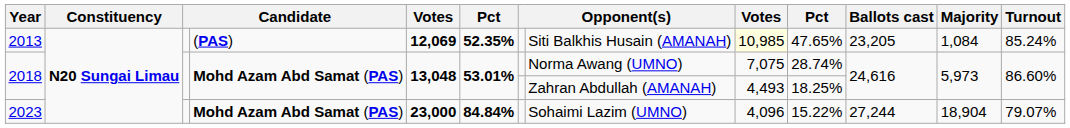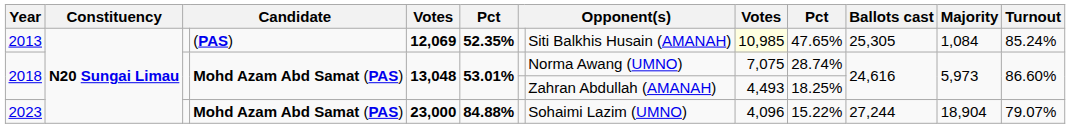(872, 40) 23,205 -> (872, 40) 25,305
(489, 112) 84.84% -> (489, 112) 84.88%
